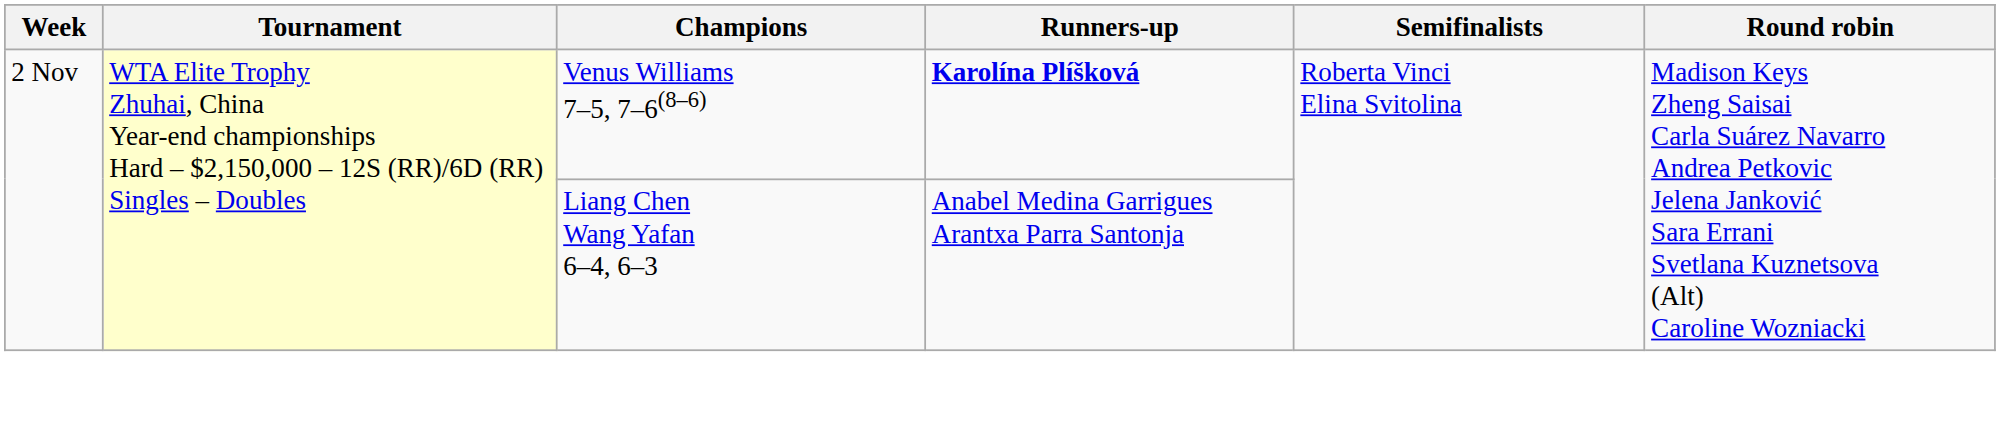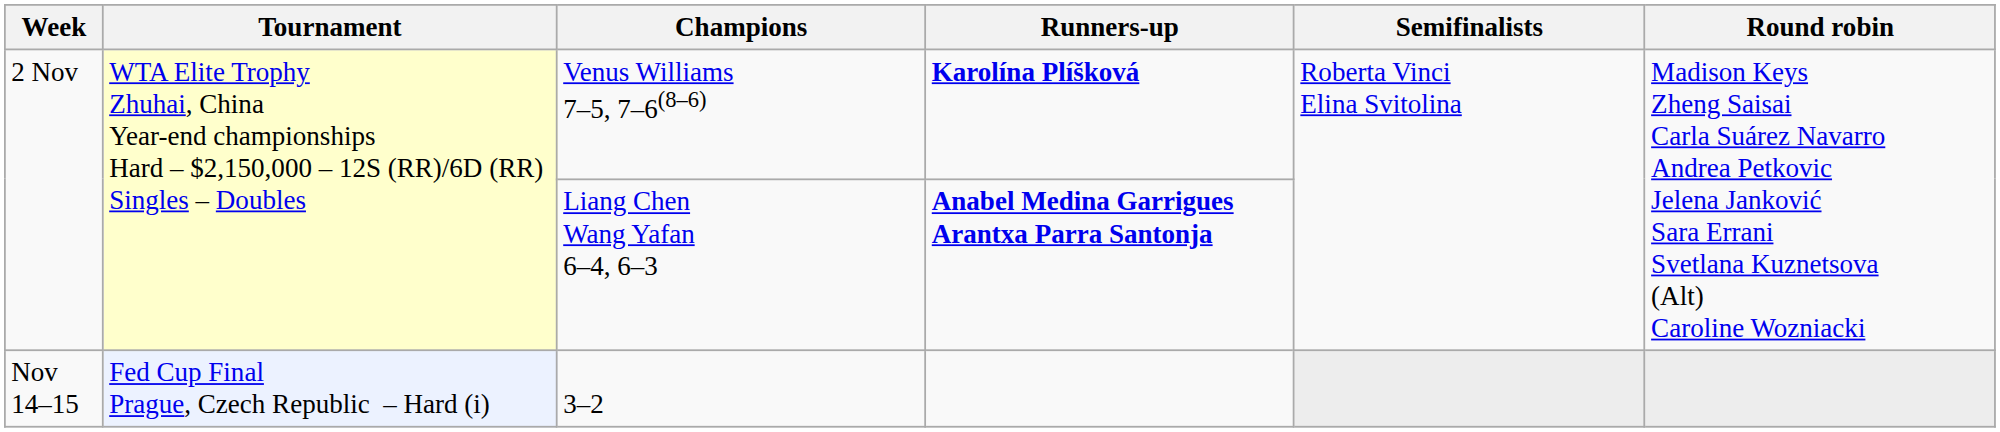(1072, 217) normal -> (1083, 217) bold
+ row: (583, 404)
